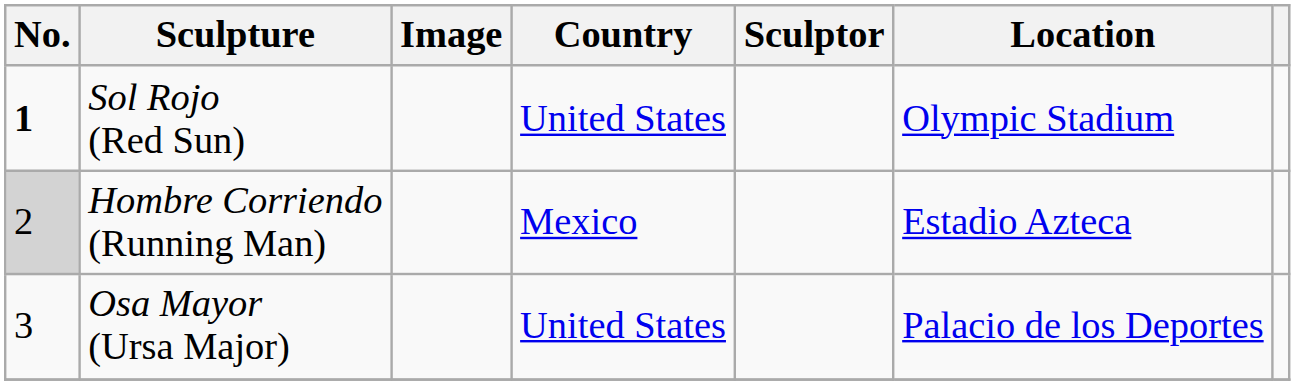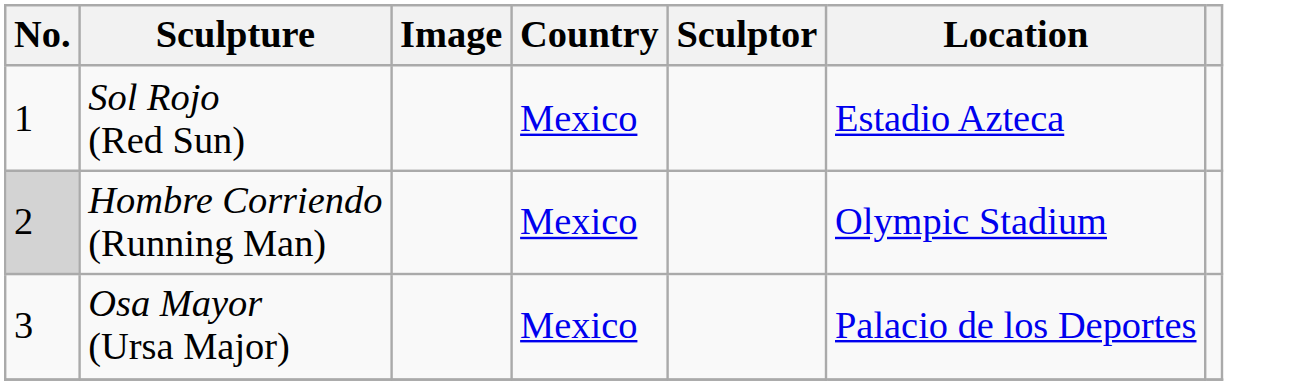(24, 117) bold -> (24, 117) normal
(623, 117) United States -> (579, 117) Mexico
(1038, 117) Olympic Stadium -> (950, 117) Estadio Azteca
(1017, 221) Estadio Azteca -> (971, 221) Olympic Stadium
(623, 325) United States -> (579, 325) Mexico
